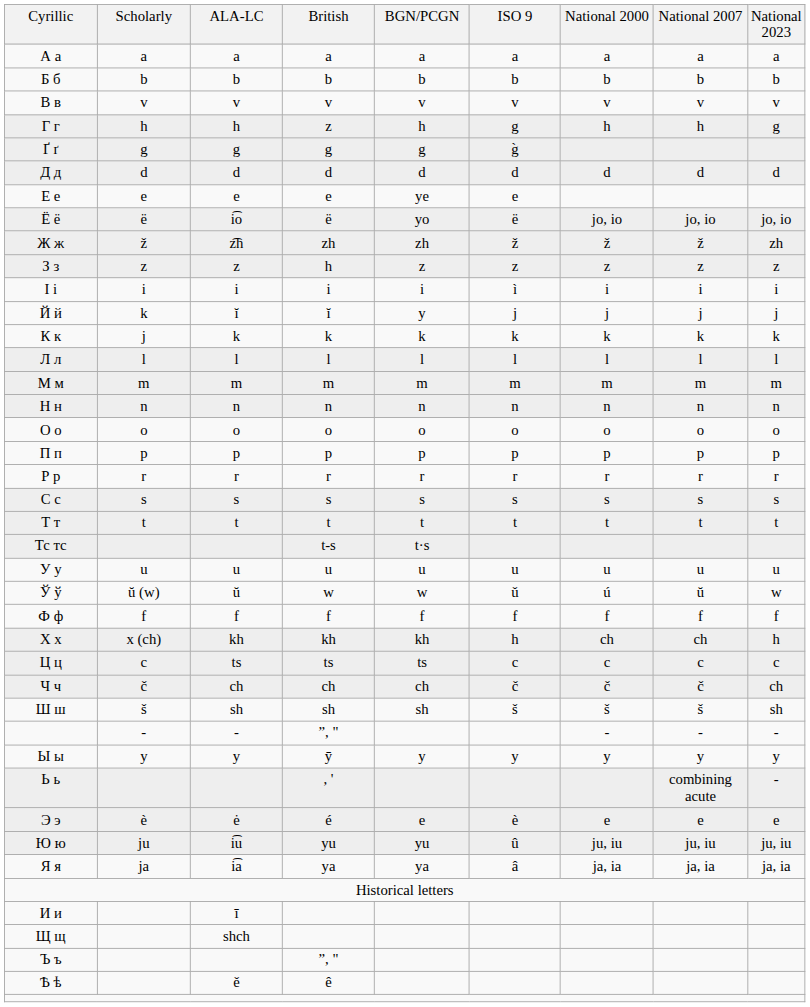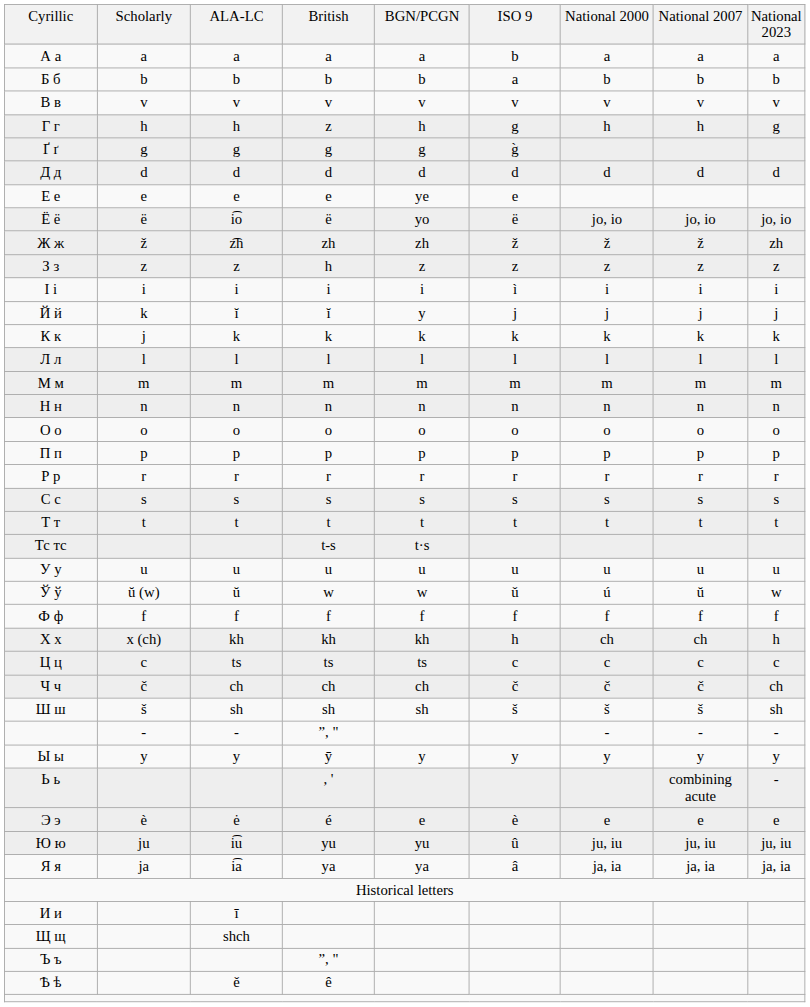(515, 56) a -> (515, 56) b
(515, 79) b -> (515, 79) a
